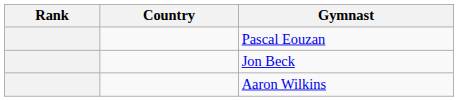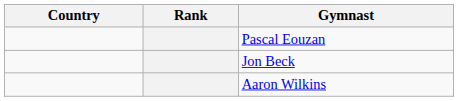columns swapped: (52, 15) <-> (169, 15)
